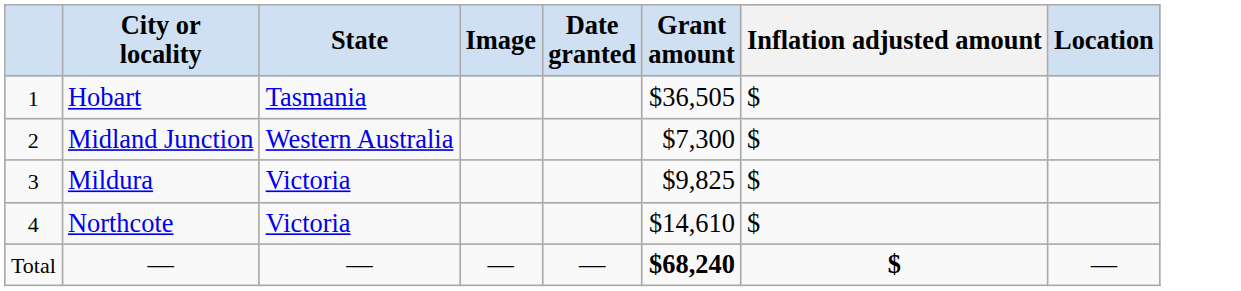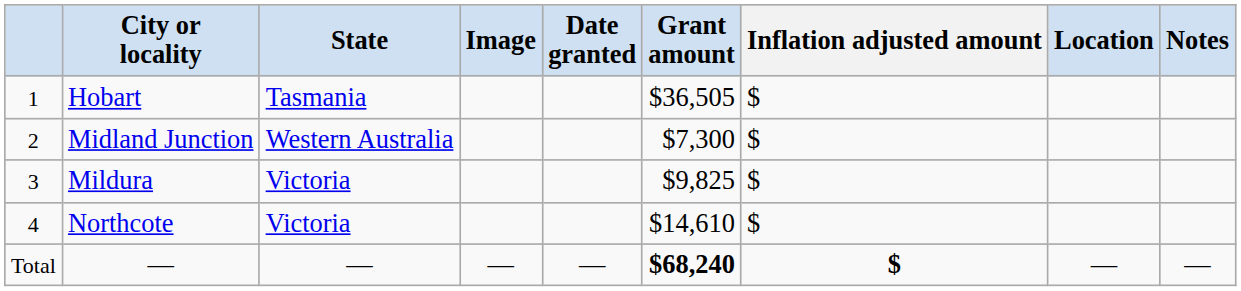+ column: (1197, 40)
